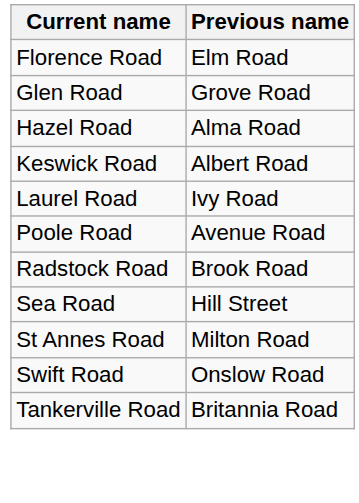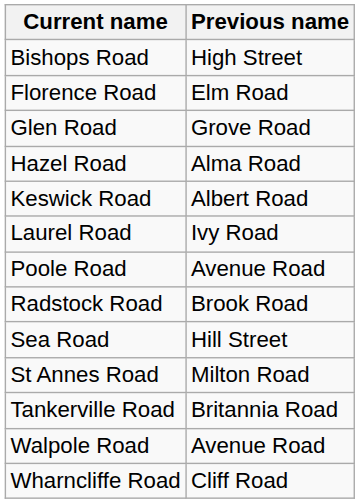+ row: (80, 57)
- row: (70, 374)
+ row: (80, 445)
+ row: (96, 480)
